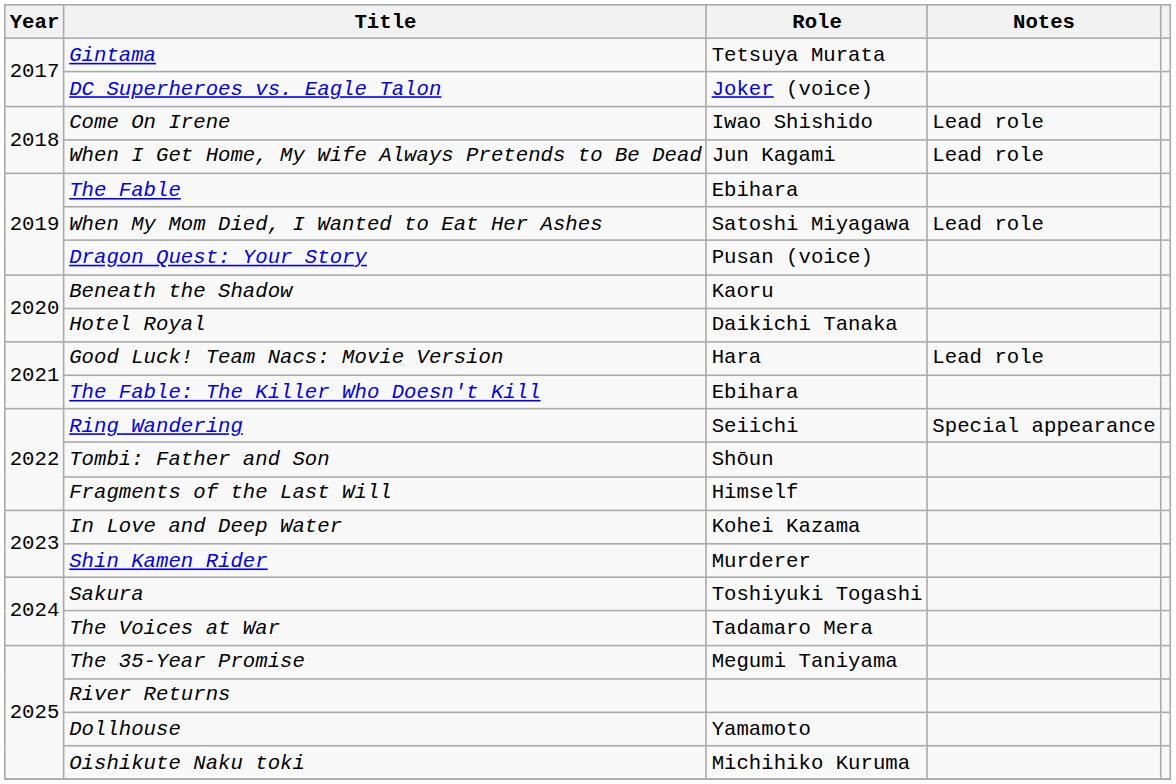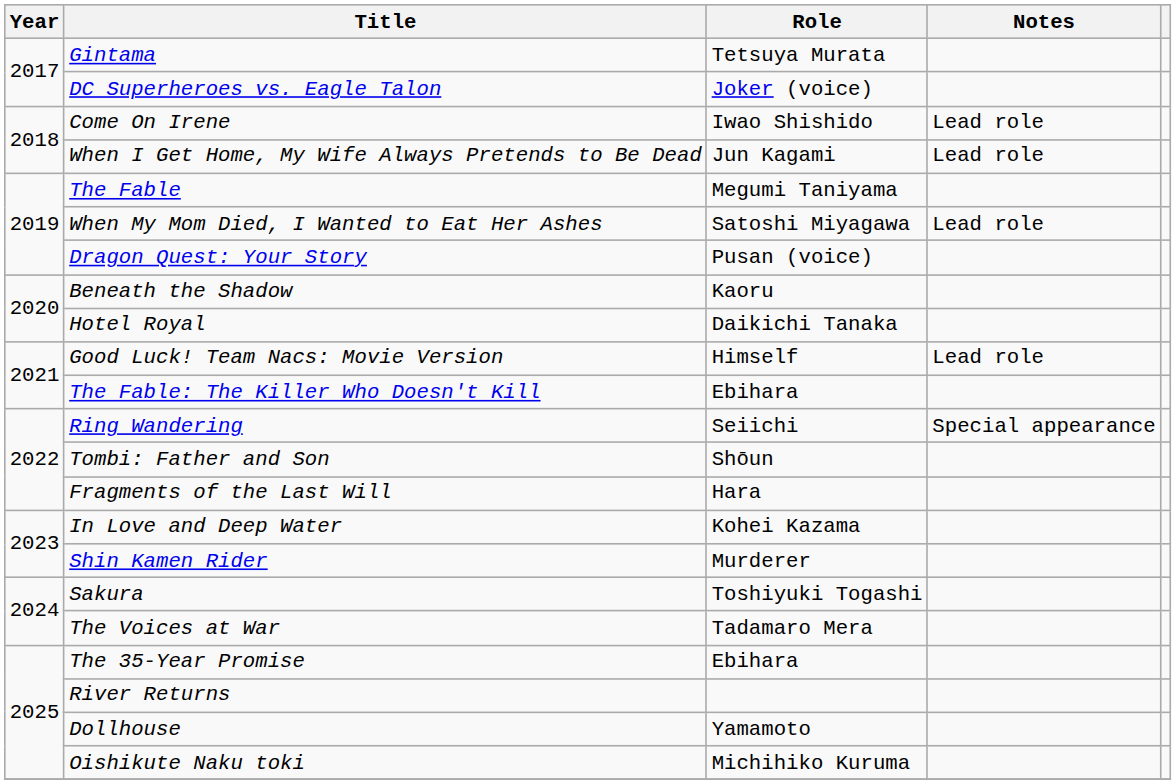(755, 190) Ebihara -> (805, 190) Megumi Taniyama
(736, 359) Hara -> (755, 359) Himself
(755, 493) Himself -> (736, 493) Hara
(805, 662) Megumi Taniyama -> (755, 662) Ebihara
